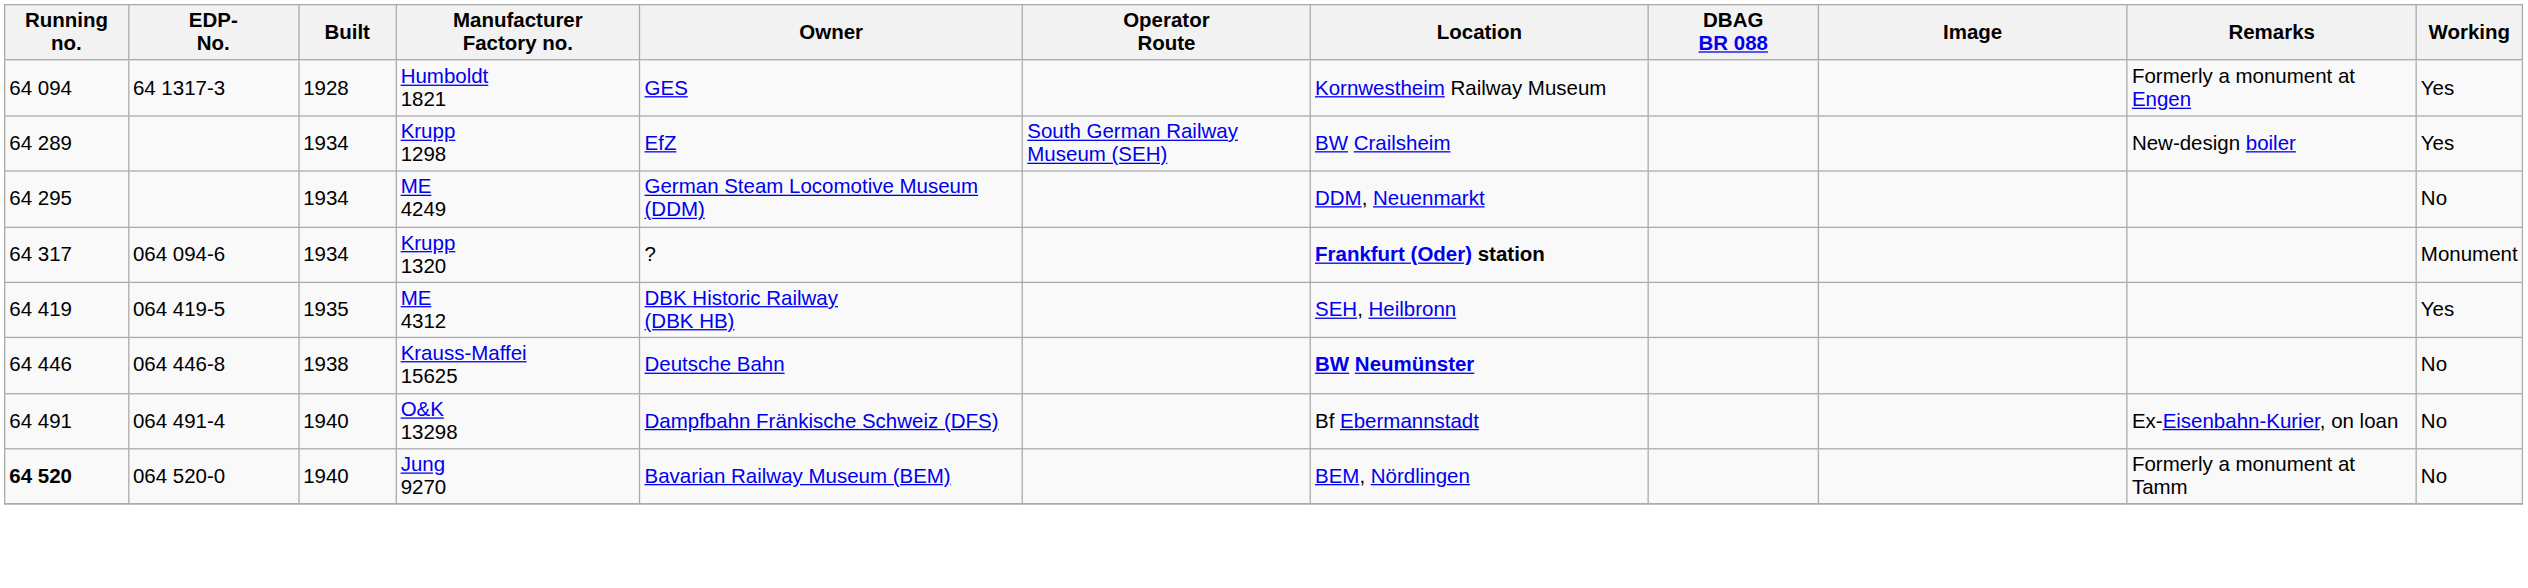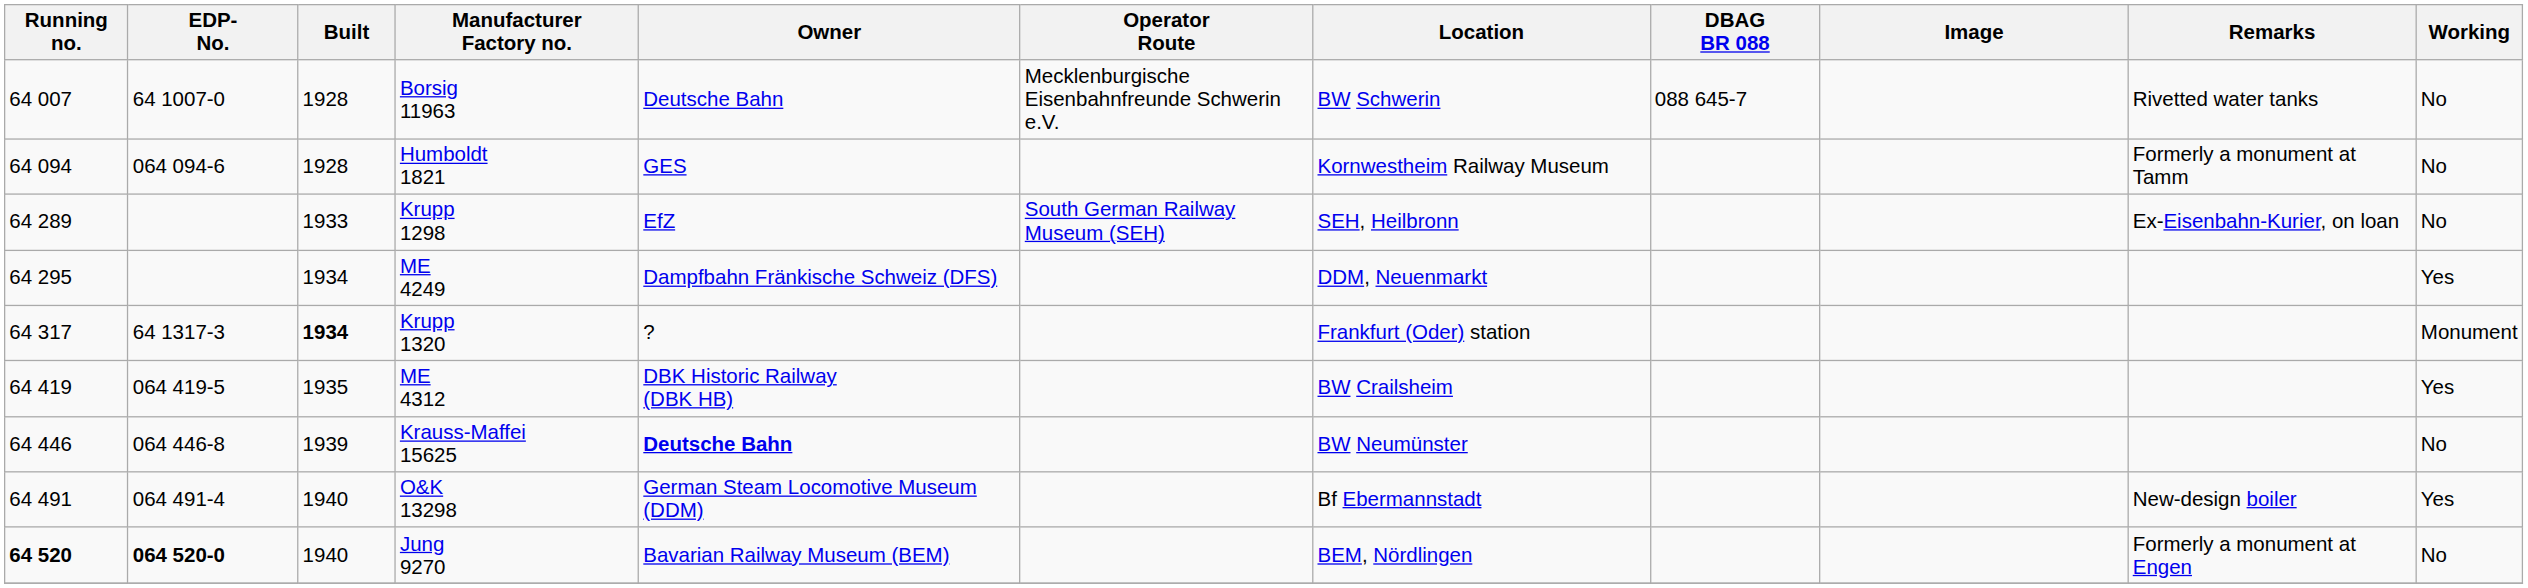+ row: (429, 99)
(179, 87) 64 1317-3 -> (179, 166) 064 094-6
(2243, 87) Formerly a monument at Engen -> (2244, 166) Formerly a monument at Tamm
(2438, 87) Yes -> (2434, 166) No
(326, 143) 1934 -> (325, 221) 1933
(1383, 143) BW Crailsheim -> (1388, 221) SEH, Heilbronn
(2214, 143) New-design boiler -> (2266, 221) Ex-Eisenbahn-Kurier, on loan
(2438, 143) Yes -> (2434, 221) No
(811, 198) German Steam Locomotive Museum (DDM) -> (820, 277) Dampfbahn Fränkische Schweiz (DFS)
(2434, 198) No -> (2438, 277) Yes
(179, 254) 064 094-6 -> (179, 332) 64 1317-3
(326, 254) normal -> (325, 332) bold
(1430, 254) bold -> (1424, 332) normal
(1386, 309) SEH, Heilbronn -> (1385, 388) BW Crailsheim
(326, 365) 1938 -> (325, 443) 1939
(715, 365) normal -> (718, 443) bold
(1395, 365) bold -> (1393, 443) normal
(822, 420) Dampfbahn Fränkische Schweiz (DFS) -> (810, 499) German Steam Locomotive Museum (DDM)
(2265, 420) Ex-Eisenbahn-Kurier, on loan -> (2215, 499) New-design boiler
(2434, 420) No -> (2438, 499) Yes
(179, 476) normal -> (179, 554) bold
(2243, 476) Formerly a monument at Tamm -> (2244, 554) Formerly a monument at Engen
